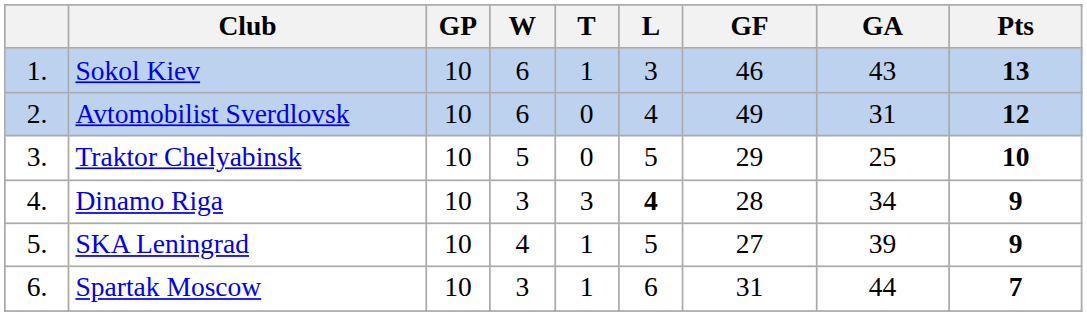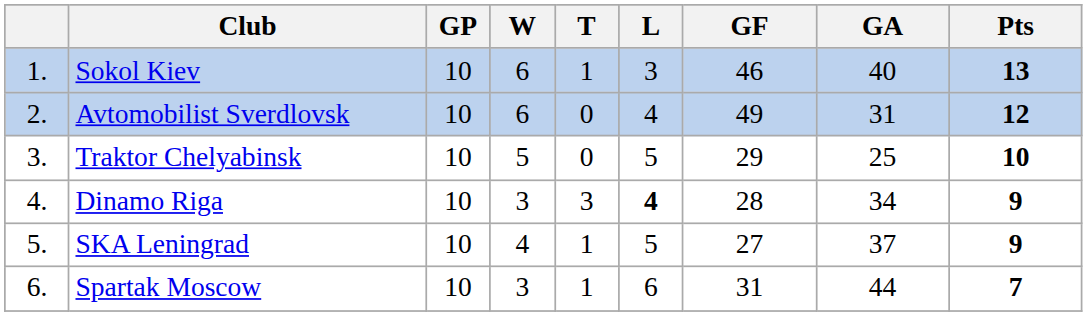(883, 69) 43 -> (883, 69) 40
(883, 244) 39 -> (883, 244) 37
